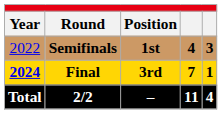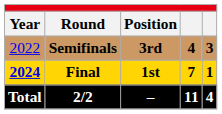(151, 48) 1st -> (151, 48) 3rd
(151, 72) 3rd -> (151, 72) 1st
